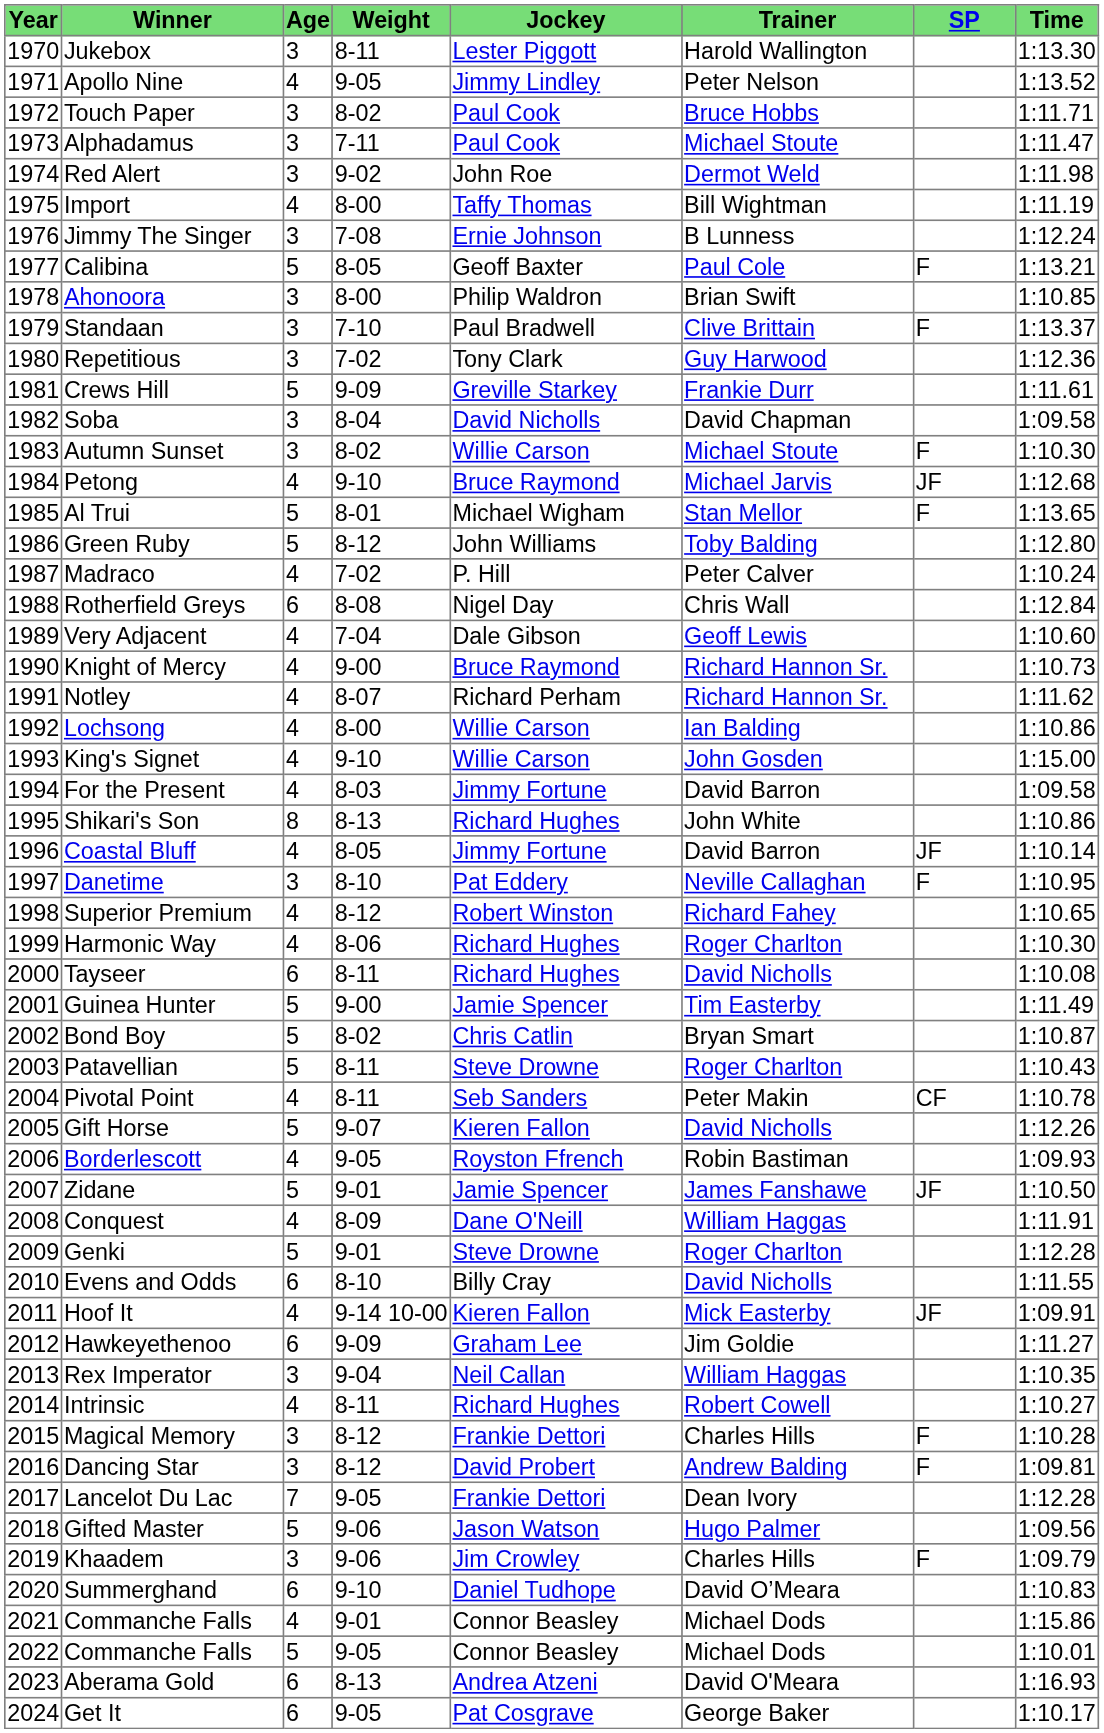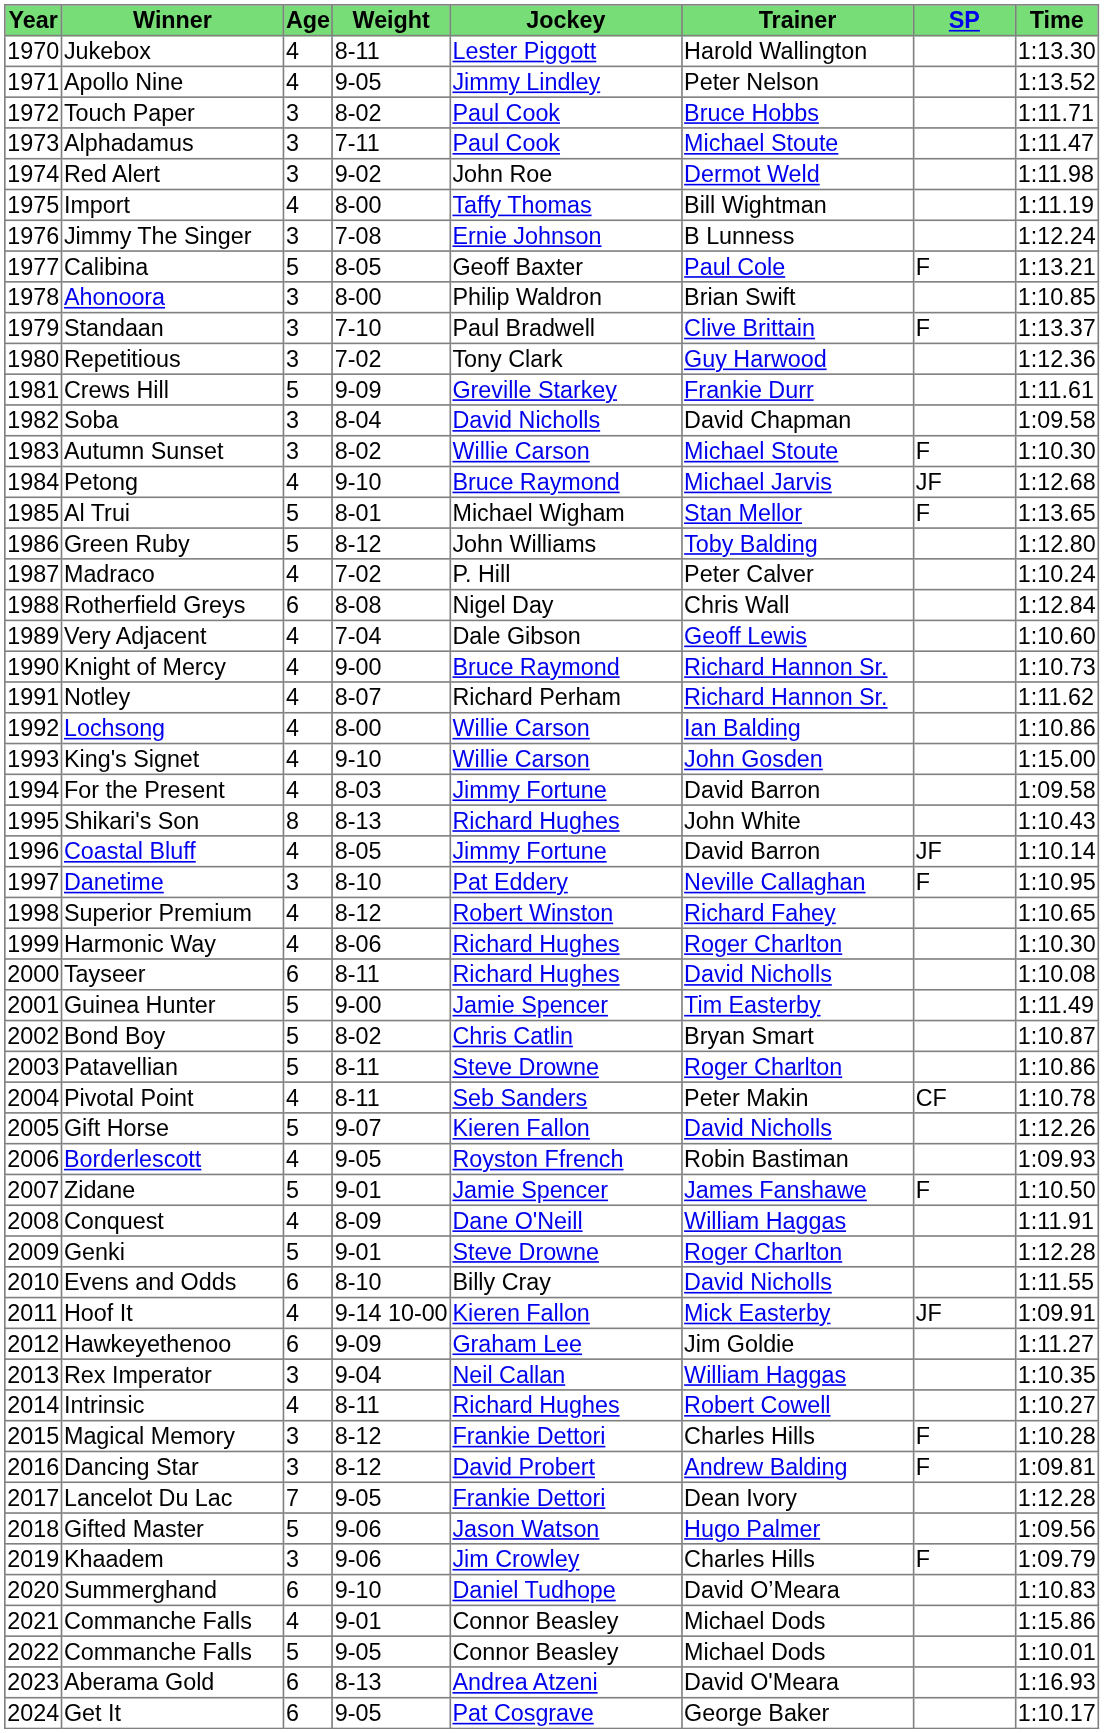(292, 51) 3 -> (292, 51) 4
(1057, 820) 1:10.86 -> (1057, 820) 1:10.43
(1057, 1067) 1:10.43 -> (1057, 1067) 1:10.86
(929, 1190) JF -> (923, 1190) F
